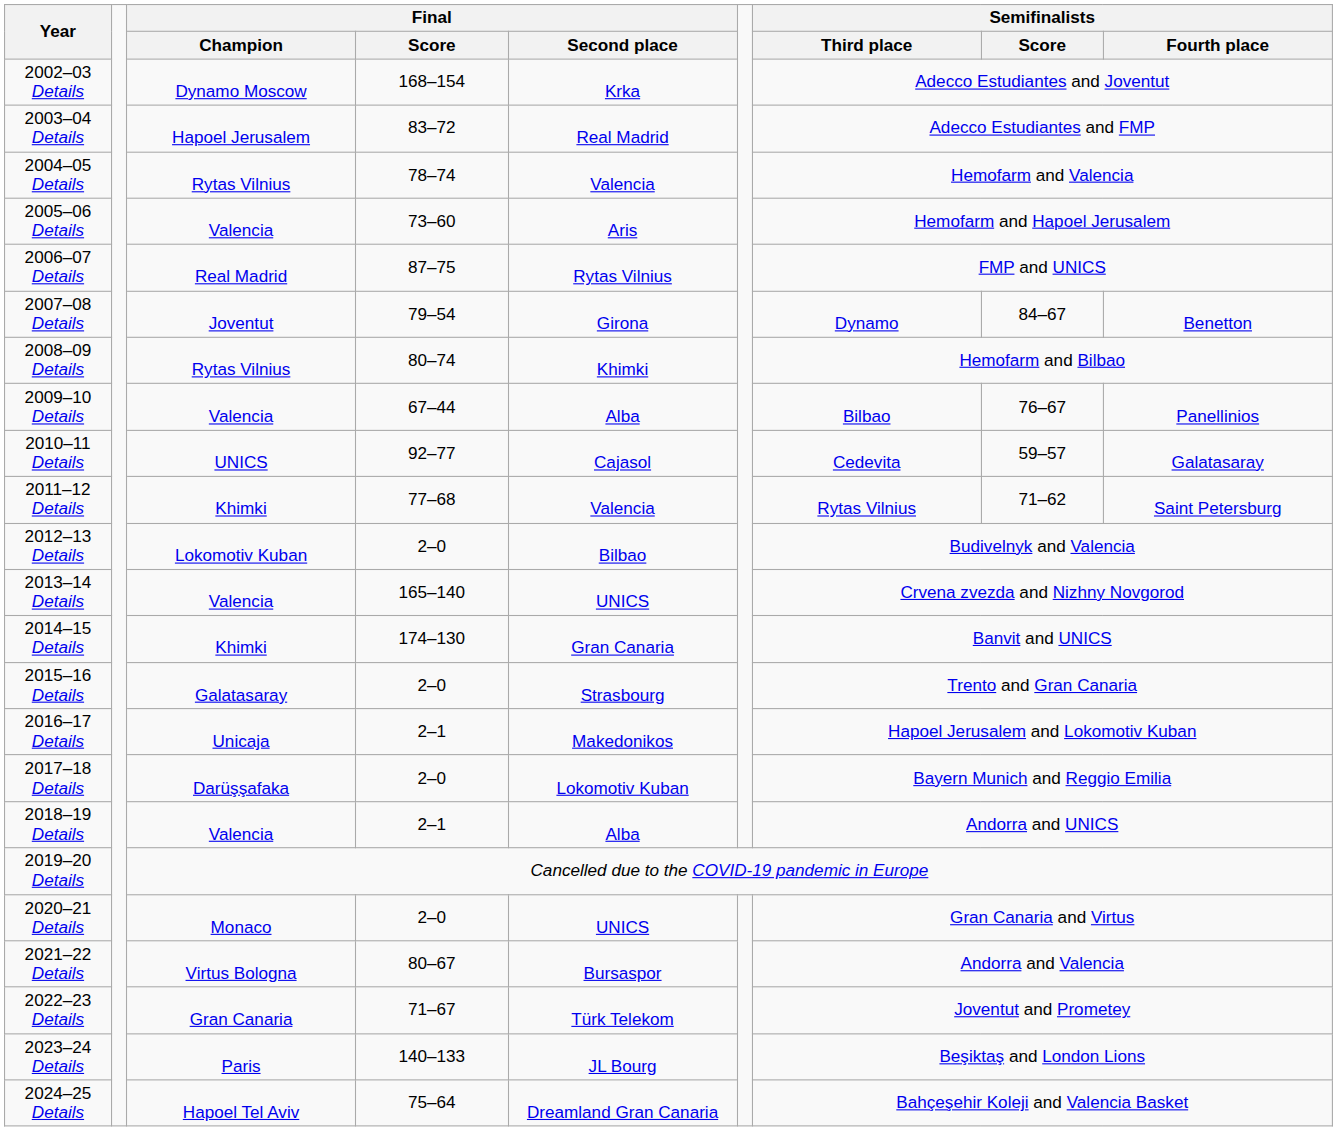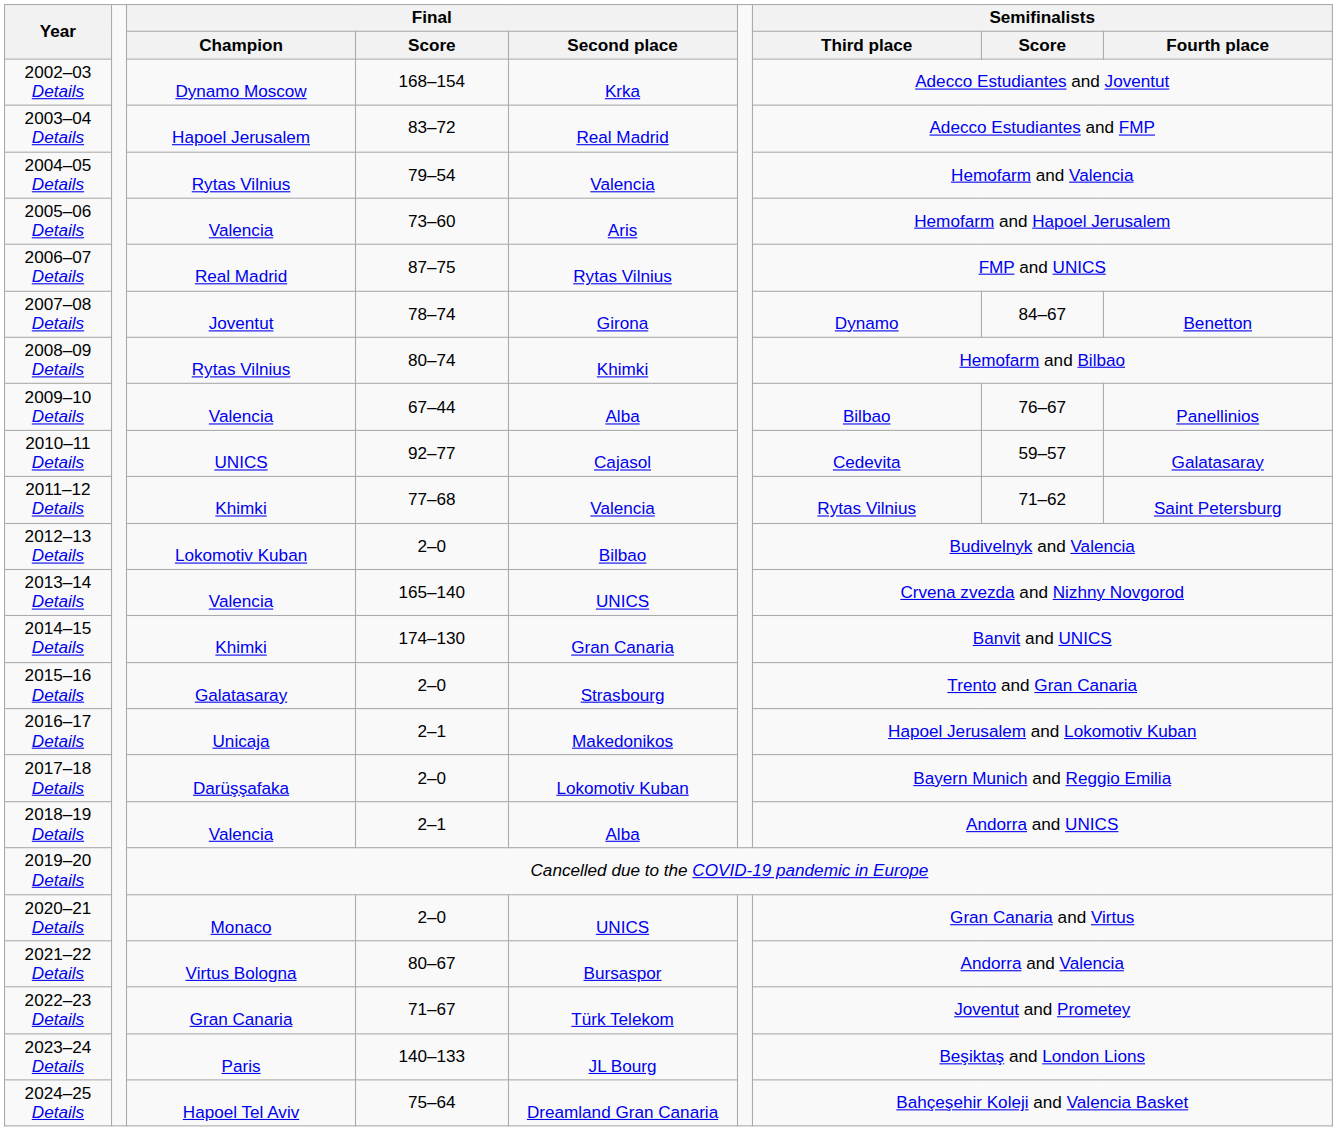(432, 174) 78–74 -> (432, 174) 79–54
(432, 314) 79–54 -> (432, 314) 78–74
